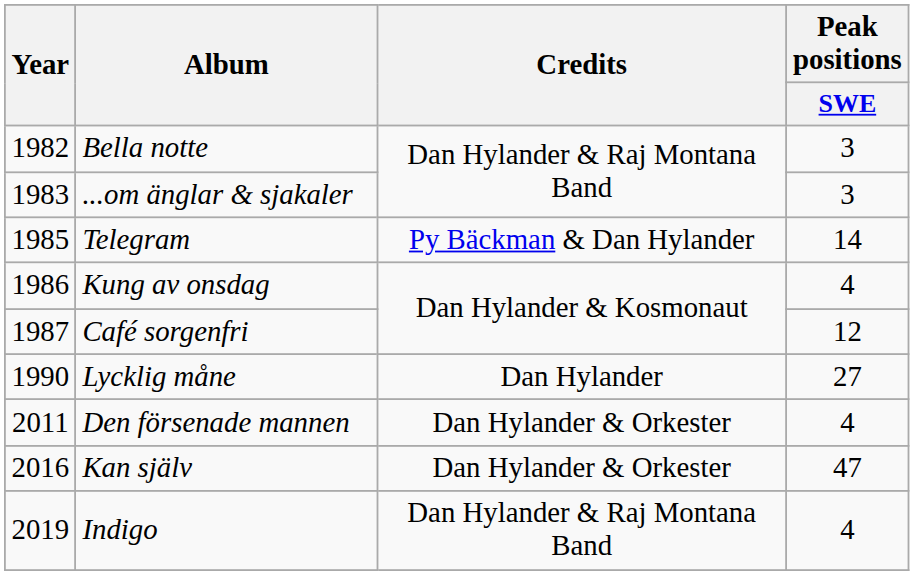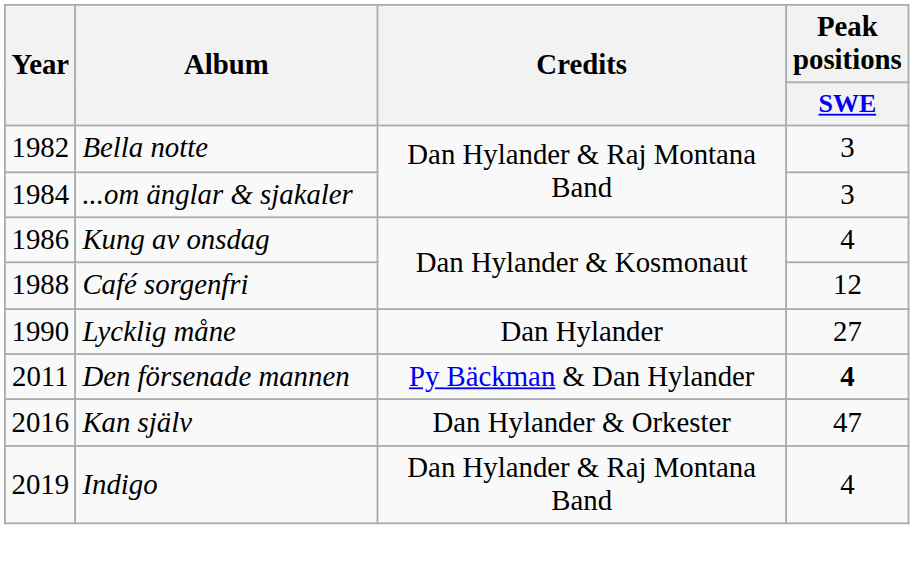(40, 193) 1983 -> (40, 193) 1984
- row: (136, 239)
(40, 330) 1987 -> (40, 285) 1988
(582, 422) Dan Hylander & Orkester -> (582, 376) Py Bäckman & Dan Hylander
(847, 422) normal -> (847, 376) bold
